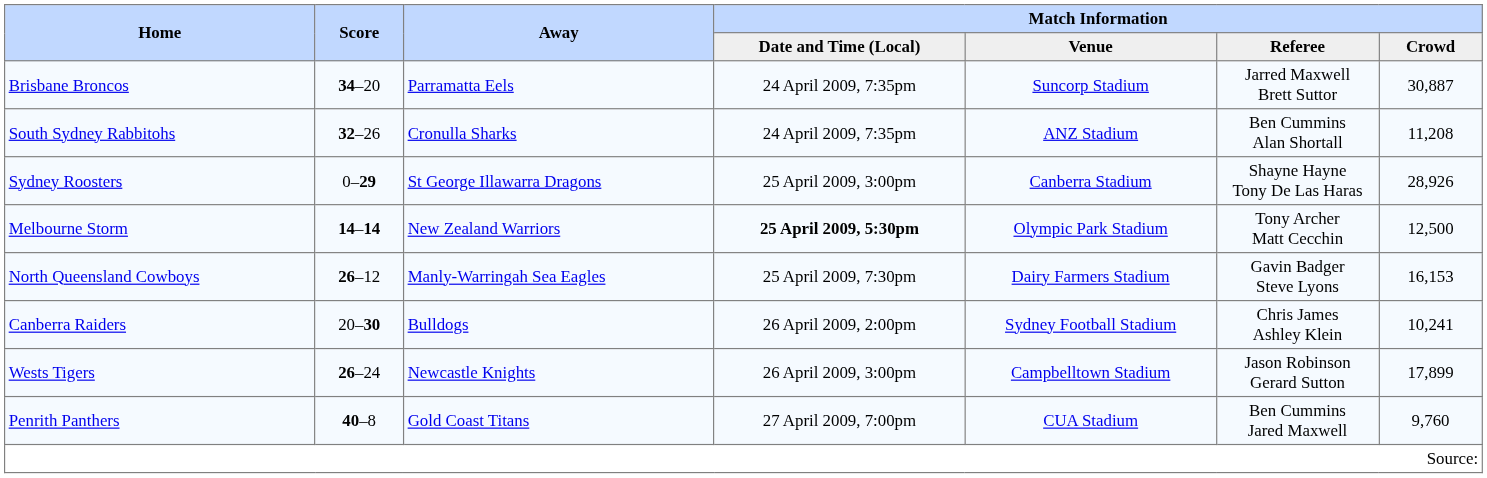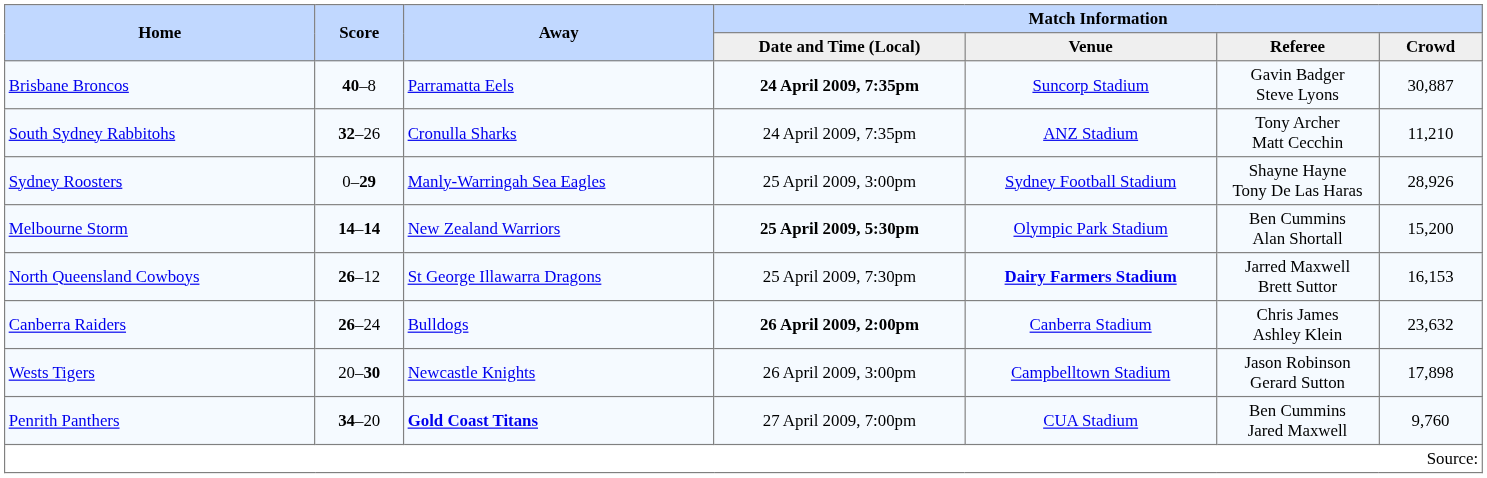(359, 84) 34–20 -> (359, 84) 40–8
(839, 84) normal -> (839, 84) bold
(1298, 84) Jarred Maxwell Brett Suttor -> (1298, 84) Gavin Badger Steve Lyons
(1298, 132) Ben Cummins Alan Shortall -> (1298, 132) Tony Archer Matt Cecchin
(1431, 132) 11,208 -> (1431, 132) 11,210
(504, 180) St George Illawarra Dragons -> (507, 180) Manly-Warringah Sea Eagles
(1091, 180) Canberra Stadium -> (1091, 180) Sydney Football Stadium
(1298, 228) Tony Archer Matt Cecchin -> (1298, 228) Ben Cummins Alan Shortall
(1431, 228) 12,500 -> (1431, 228) 15,200
(507, 276) Manly-Warringah Sea Eagles -> (504, 276) St George Illawarra Dragons
(1091, 276) normal -> (1091, 276) bold
(1298, 276) Gavin Badger Steve Lyons -> (1298, 276) Jarred Maxwell Brett Suttor
(359, 324) 20–30 -> (359, 324) 26–24
(839, 324) normal -> (839, 324) bold
(1091, 324) Sydney Football Stadium -> (1091, 324) Canberra Stadium
(1431, 324) 10,241 -> (1431, 324) 23,632
(359, 372) 26–24 -> (359, 372) 20–30
(1431, 372) 17,899 -> (1431, 372) 17,898
(359, 420) 40–8 -> (359, 420) 34–20
(468, 420) normal -> (473, 420) bold
